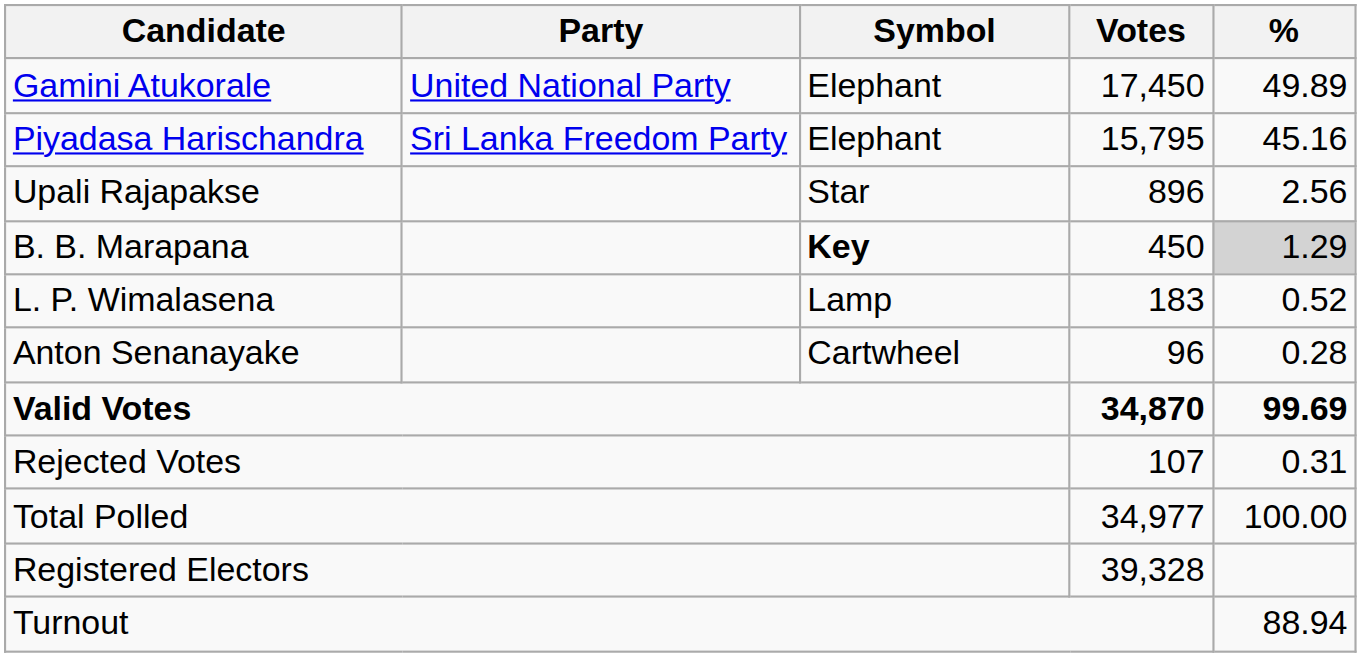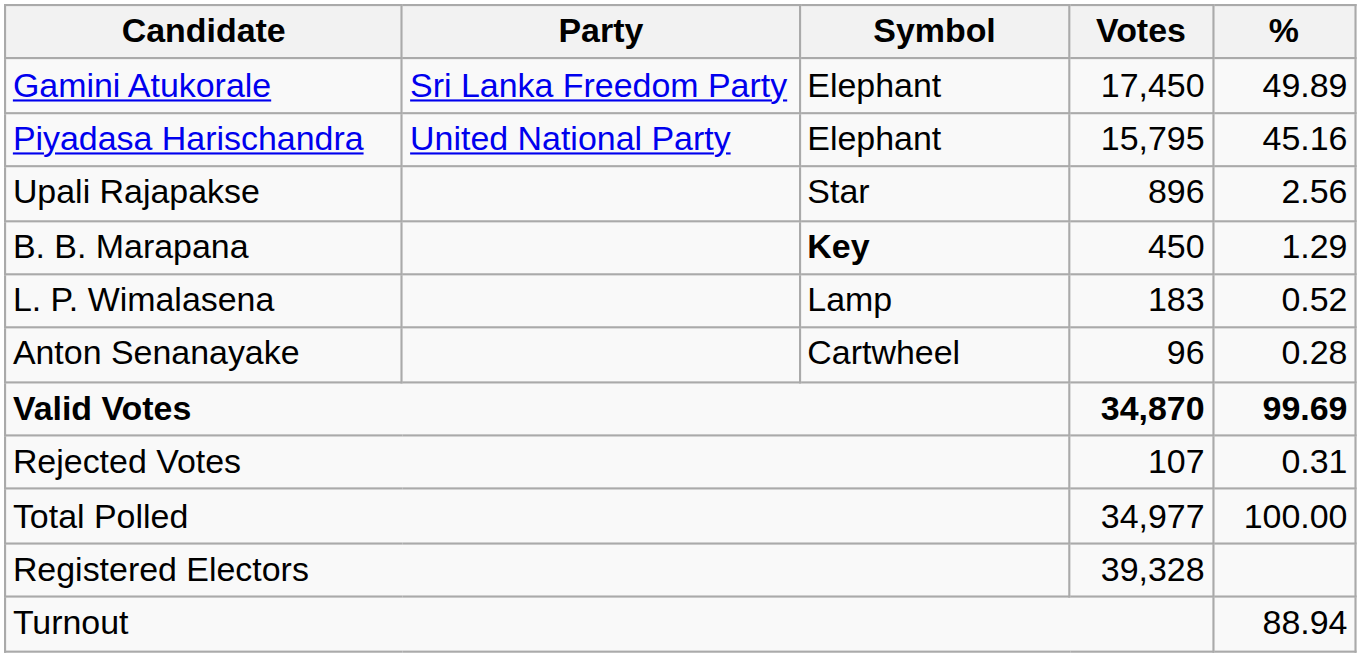(570, 85) United National Party -> (599, 85) Sri Lanka Freedom Party
(599, 138) Sri Lanka Freedom Party -> (570, 138) United National Party
(1314, 246) lightgrey background -> (1314, 246) no background
